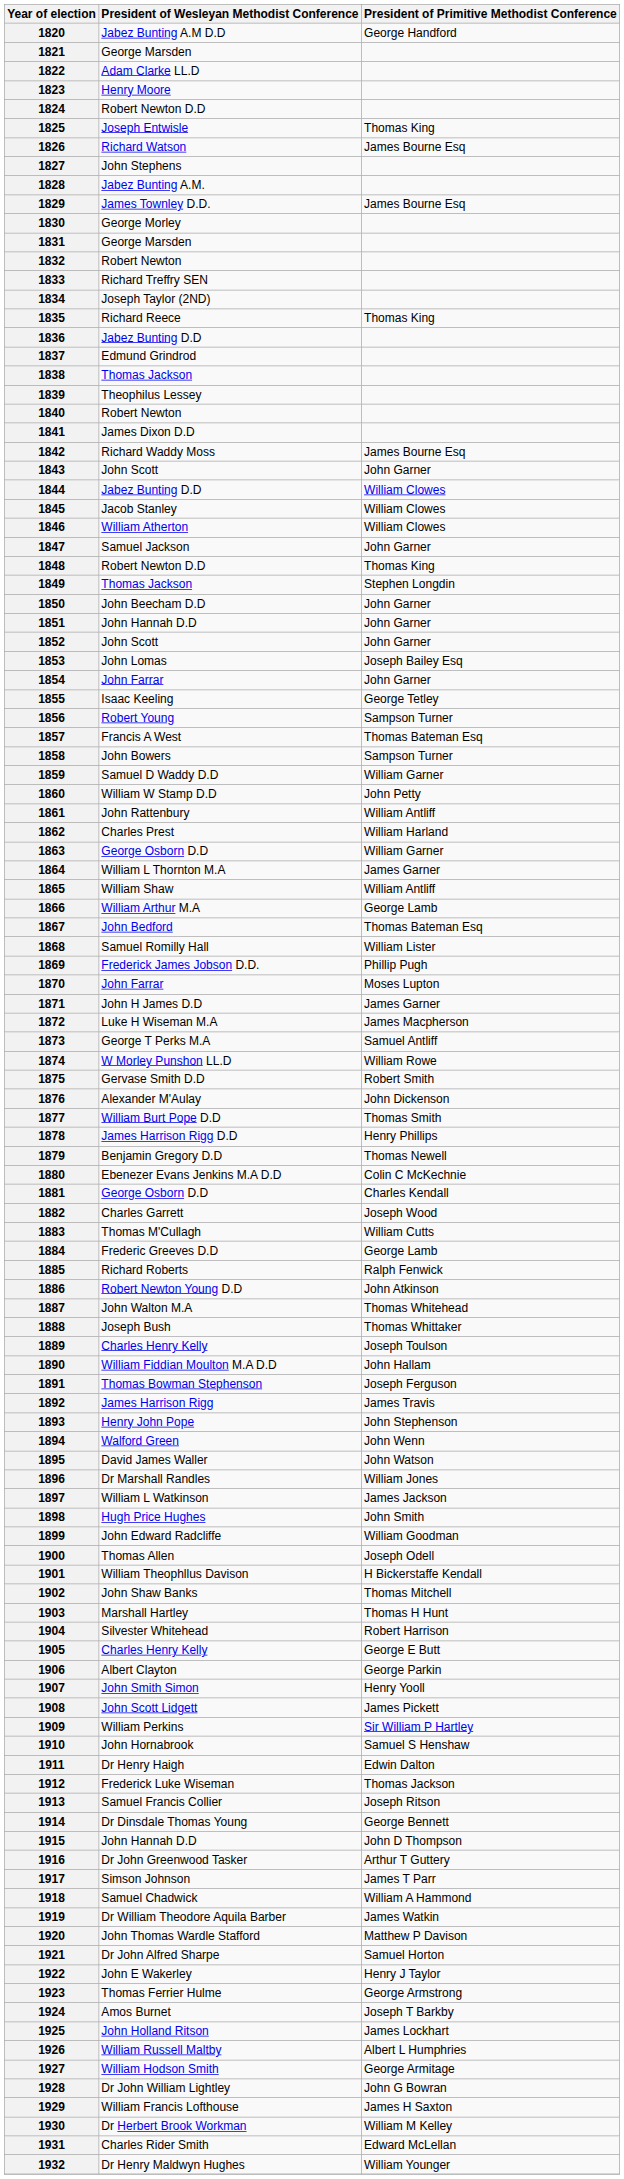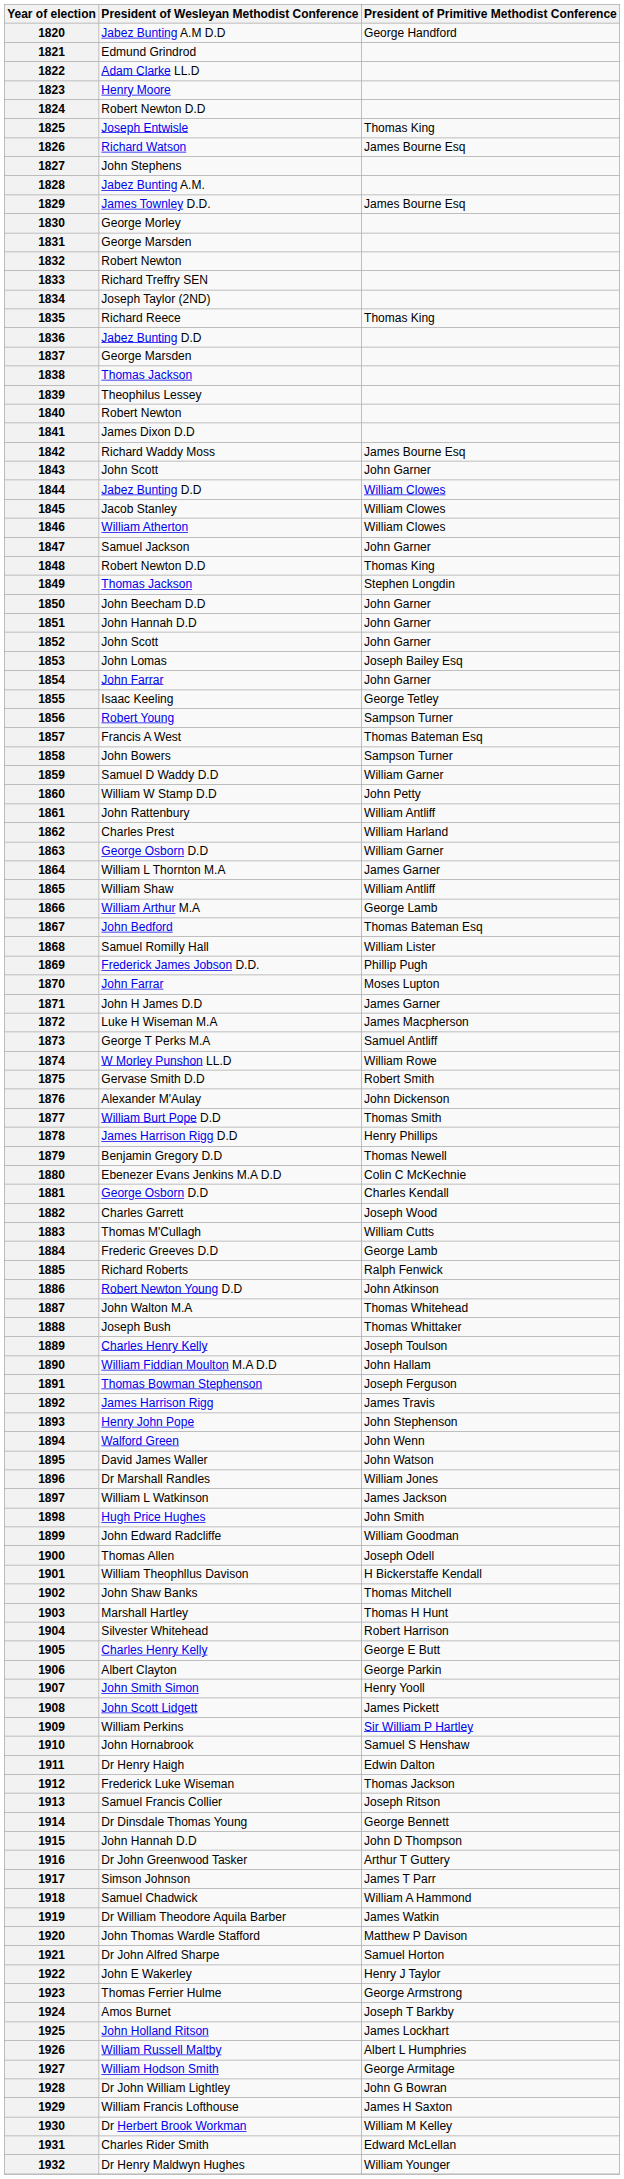(146, 52) George Marsden -> (149, 52) Edmund Grindrod
(149, 356) Edmund Grindrod -> (146, 356) George Marsden
